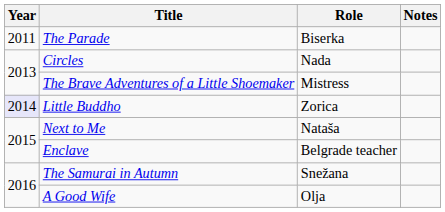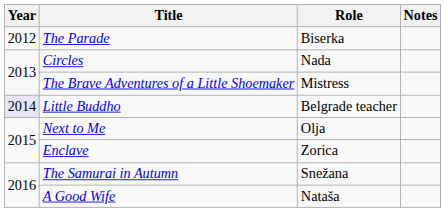(22, 38) 2011 -> (22, 38) 2012
(319, 106) Zorica -> (349, 106) Belgrade teacher
(320, 128) Nataša -> (313, 128) Olja
(349, 151) Belgrade teacher -> (319, 151) Zorica
(313, 196) Olja -> (320, 196) Nataša
